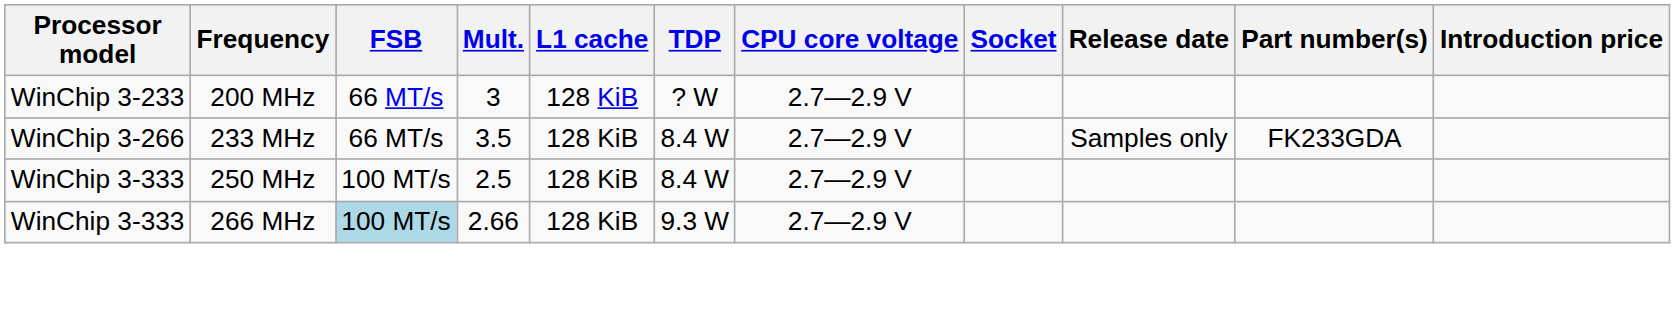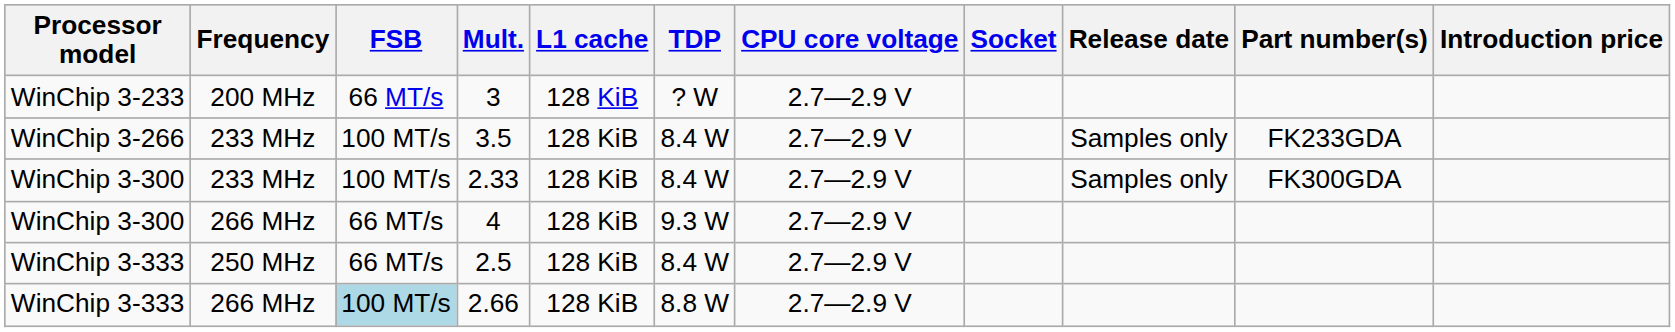(396, 138) 66 MT/s -> (396, 138) 100 MT/s
+ row: (493, 179)
+ row: (493, 221)
(396, 179) 100 MT/s -> (396, 262) 66 MT/s
(695, 221) 9.3 W -> (695, 304) 8.8 W
